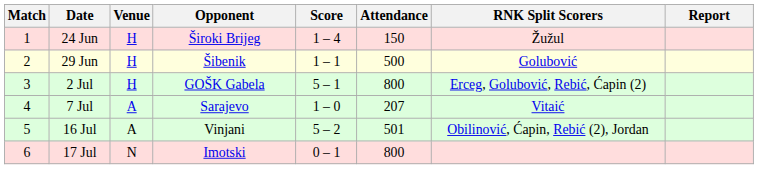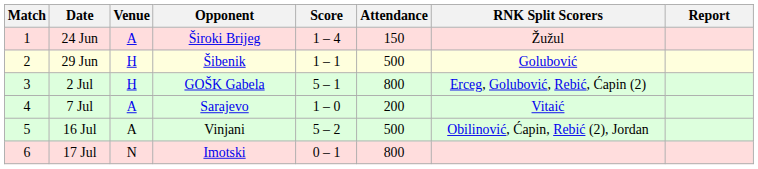(132, 38) H -> (132, 38) A
(394, 107) 207 -> (394, 107) 200
(394, 130) 501 -> (394, 130) 500
